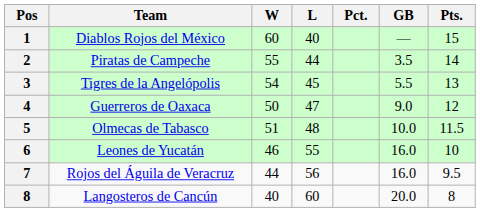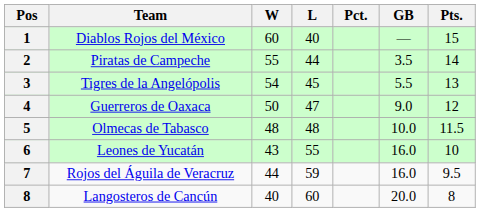(272, 128) 51 -> (272, 128) 48
(272, 151) 46 -> (272, 151) 43
(312, 173) 56 -> (312, 173) 59
